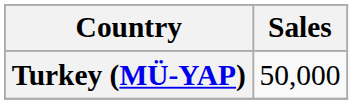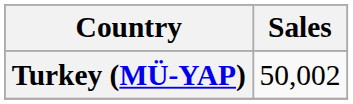(300, 74) 50,000 -> (300, 74) 50,002
